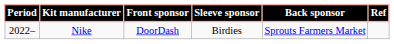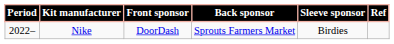columns swapped: (315, 13) <-> (227, 13)
